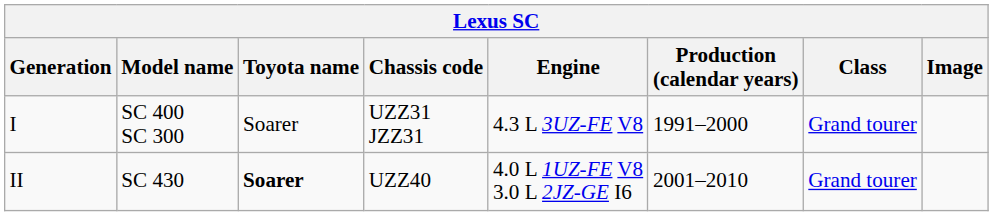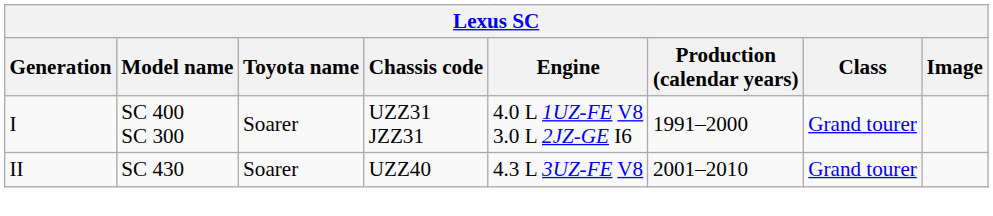(568, 123) 4.3 L 3UZ-FE V8 -> (568, 123) 4.0 L 1UZ-FE V8 3.0 L 2JZ-GE I6
(273, 181) bold -> (271, 169) normal
(568, 181) 4.0 L 1UZ-FE V8 3.0 L 2JZ-GE I6 -> (568, 169) 4.3 L 3UZ-FE V8
